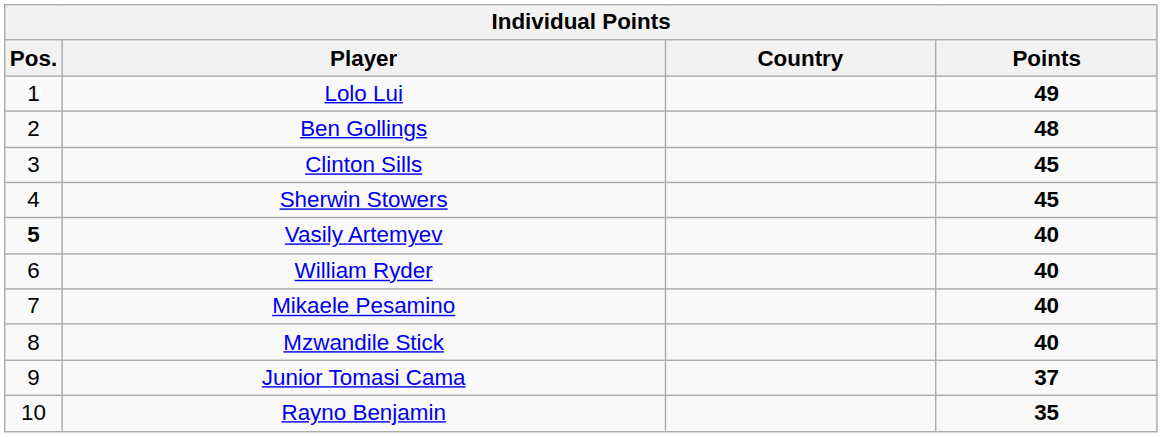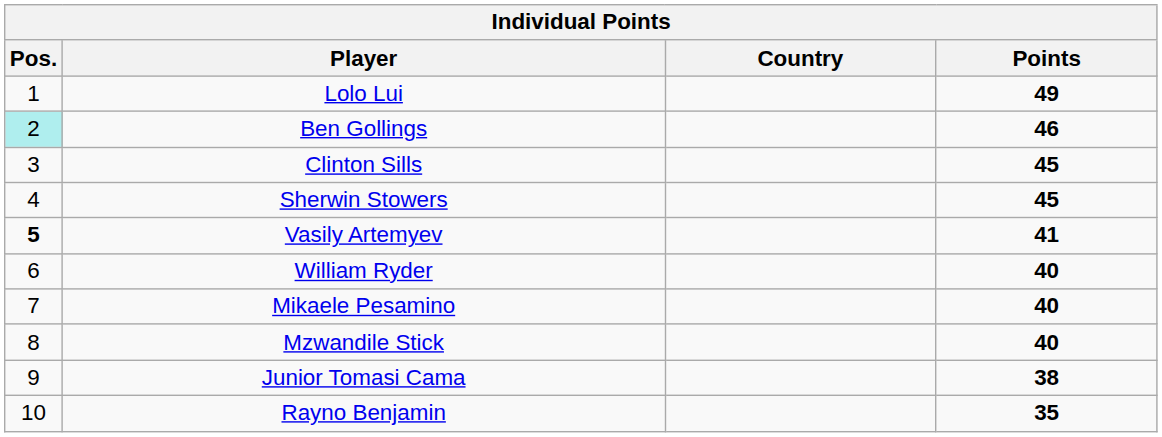(34, 128) no background -> (34, 128) paleturquoise background
(1047, 128) 48 -> (1047, 128) 46
(1047, 235) 40 -> (1047, 235) 41
(1047, 377) 37 -> (1047, 377) 38
